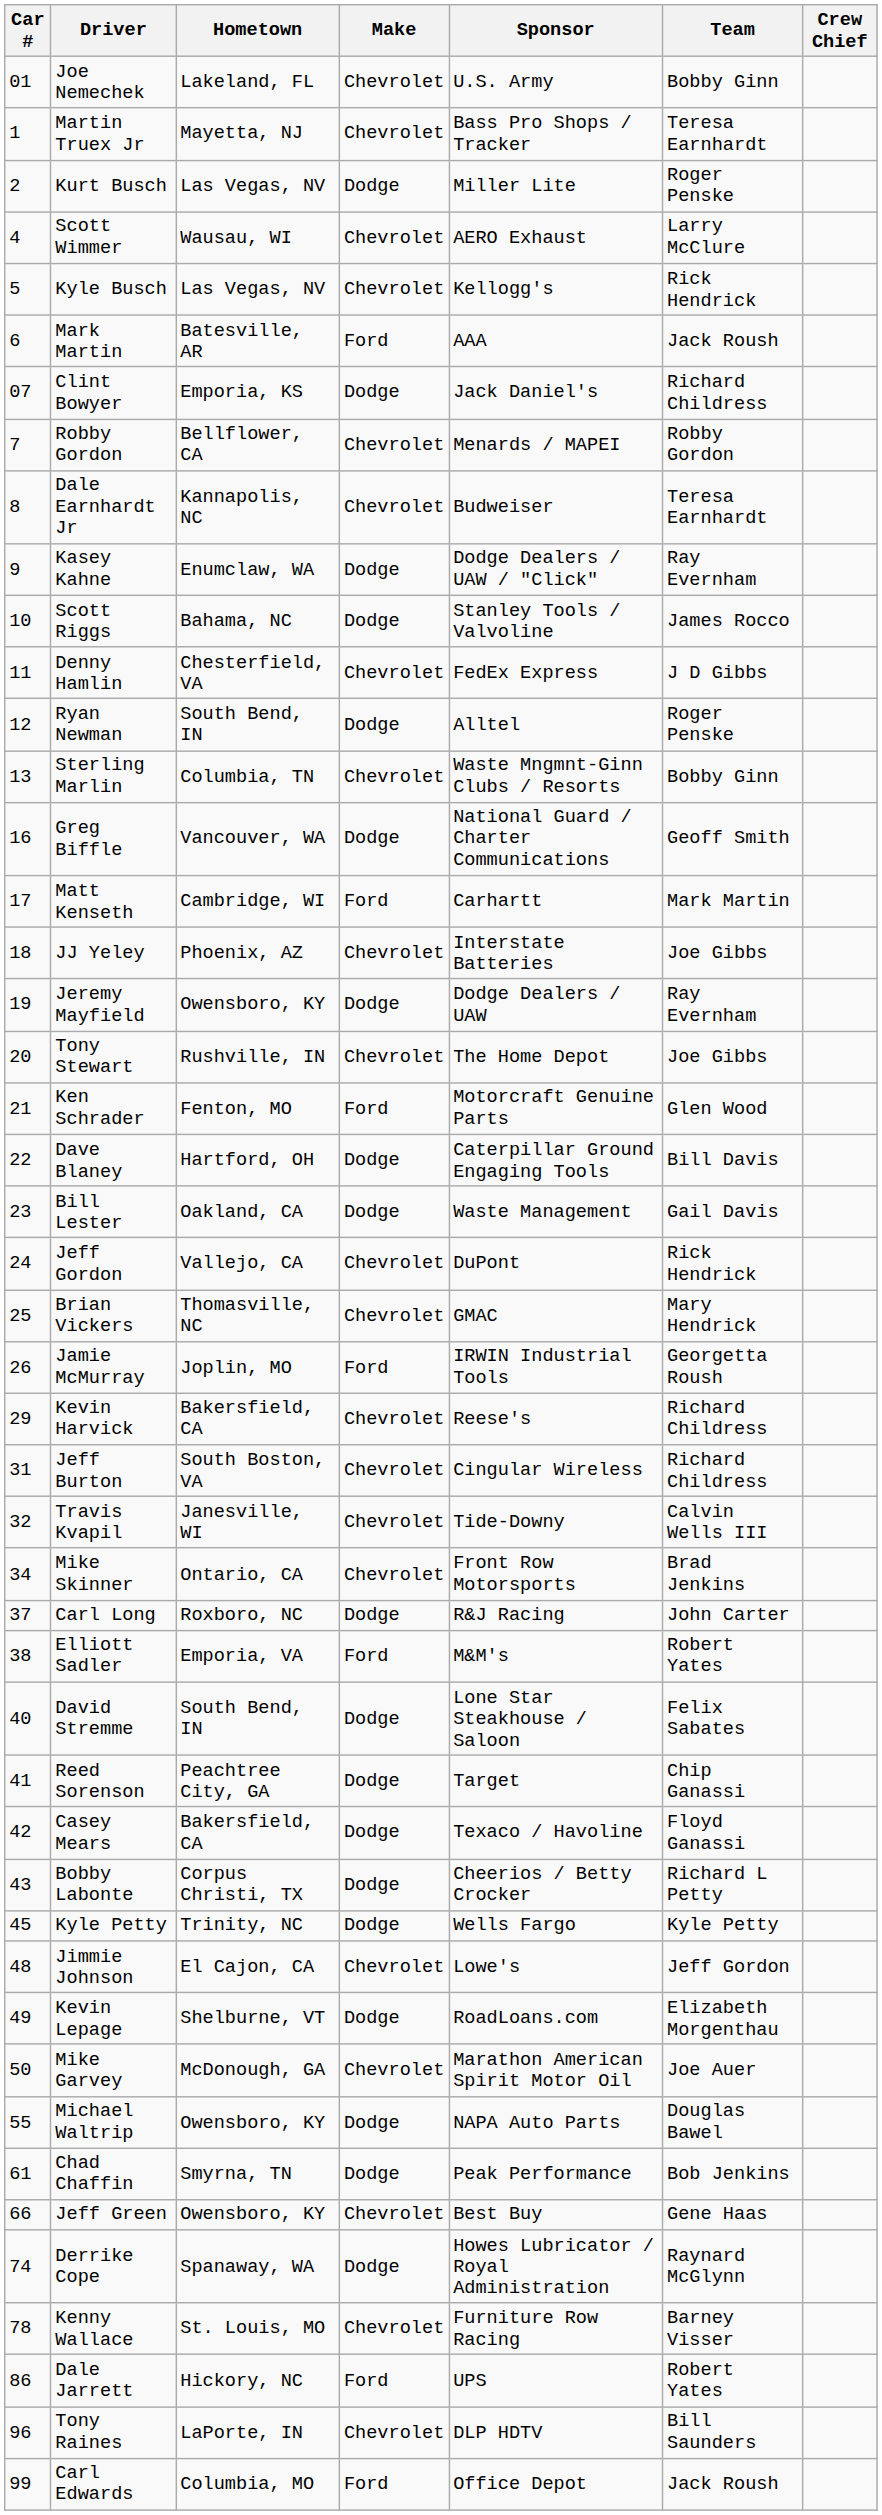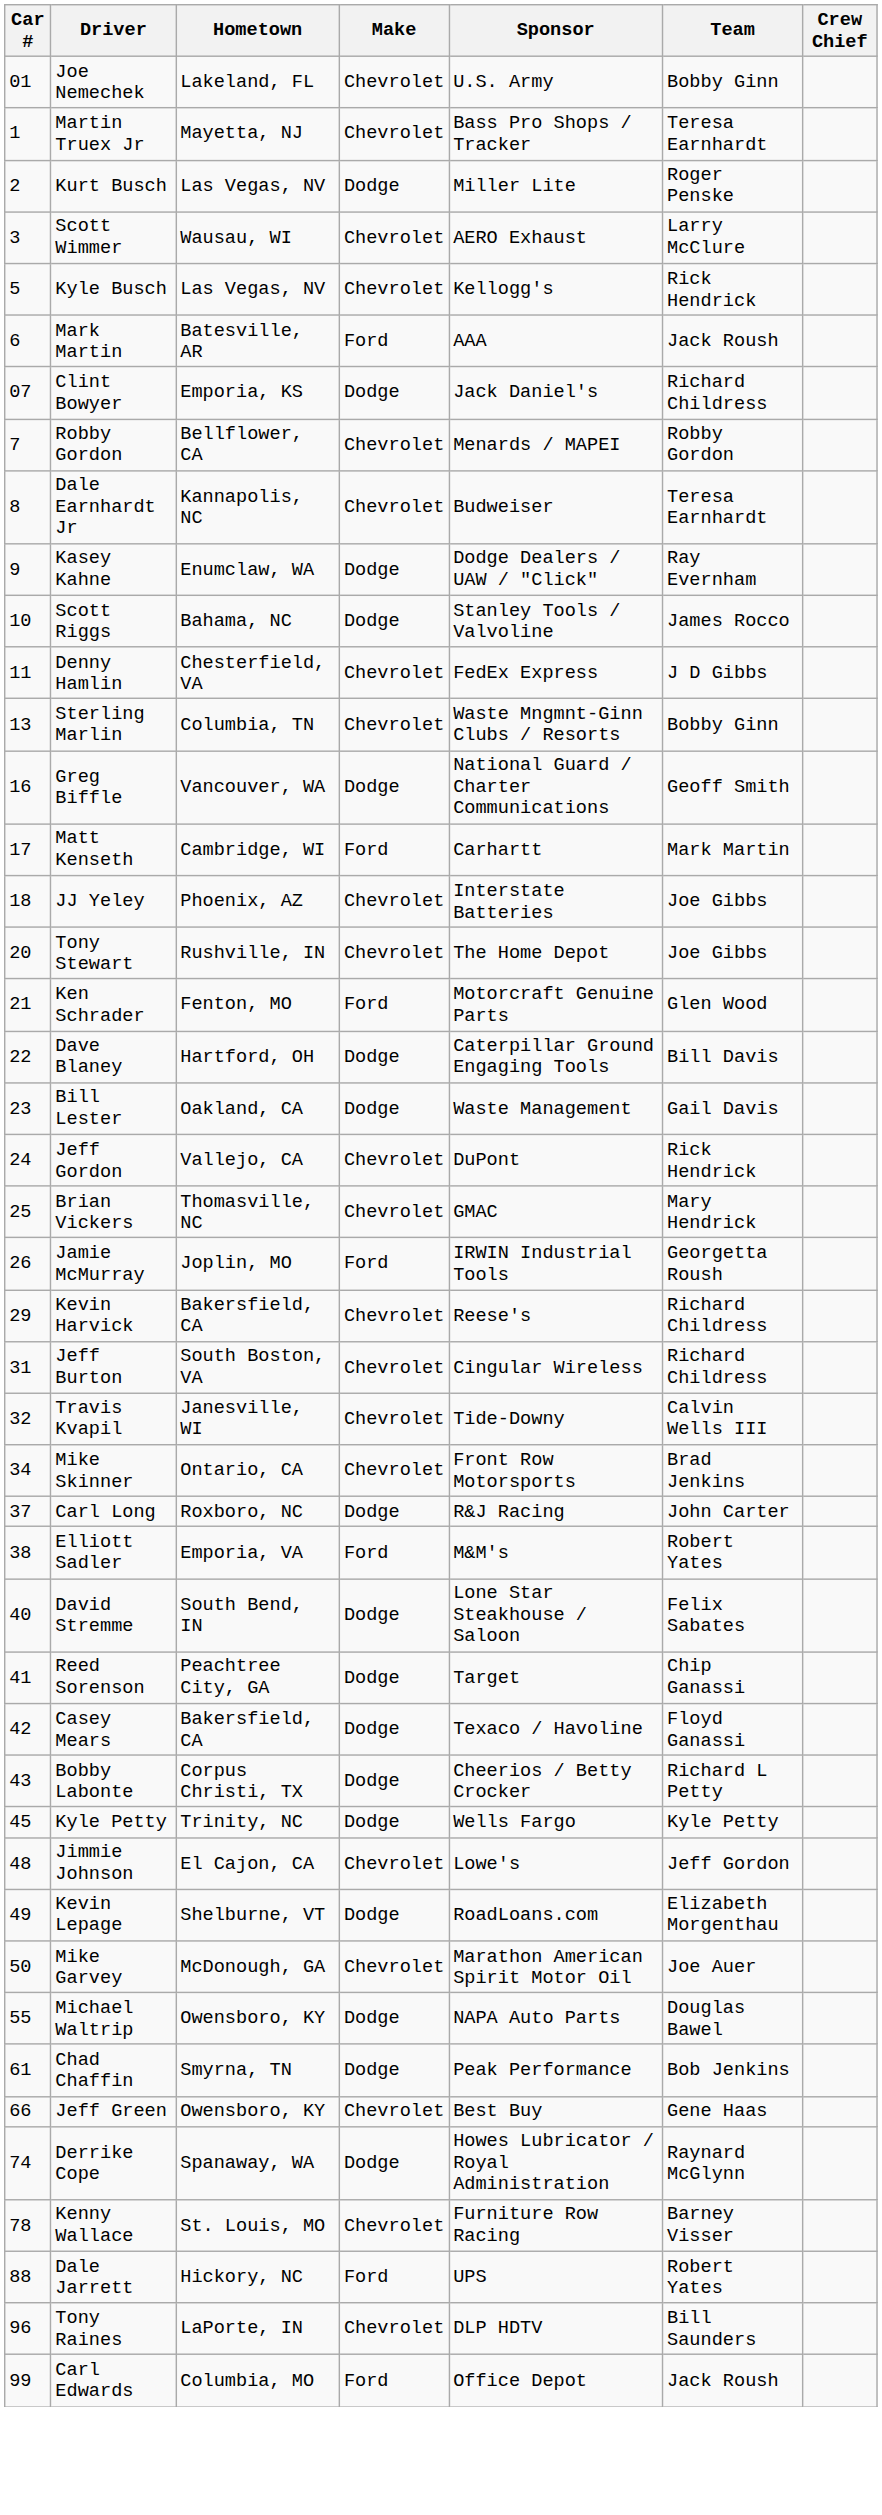(15, 238) 4 -> (15, 238) 3
- row: (89, 725)
- row: (100, 1005)
(20, 2381) 86 -> (20, 2277) 88
